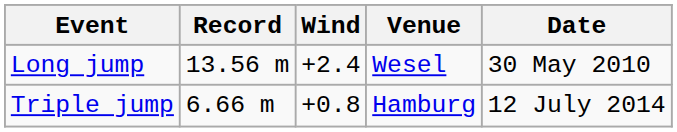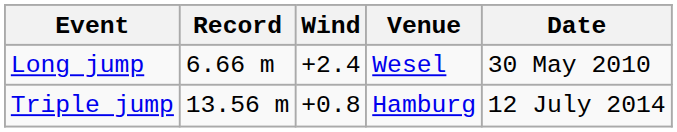(238, 65) 13.56 m -> (230, 65) 6.66 m
(230, 106) 6.66 m -> (238, 106) 13.56 m
